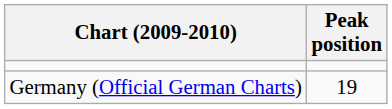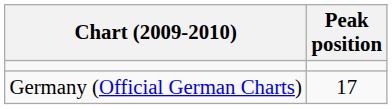(347, 86) 19 -> (347, 86) 17
